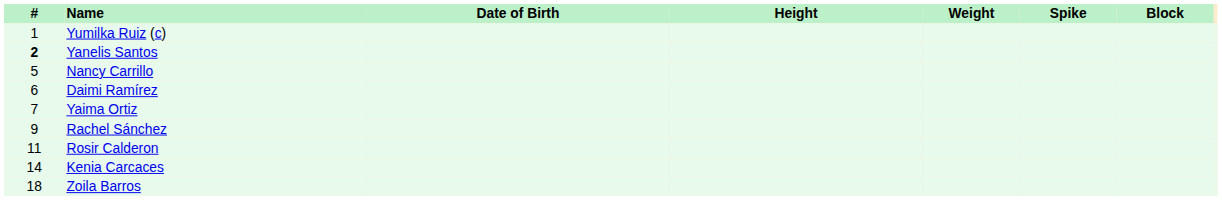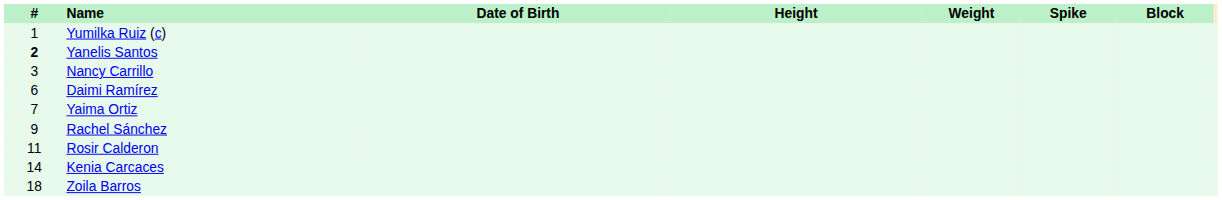(34, 71) 5 -> (34, 71) 3
